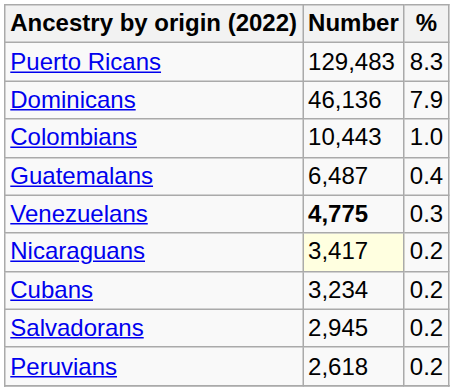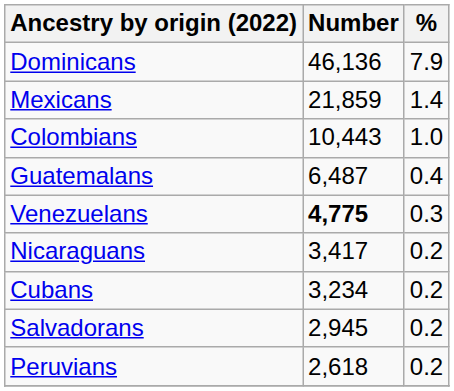- row: (86, 61)
+ row: (61, 99)
(338, 251) lightyellow background -> (338, 251) no background
